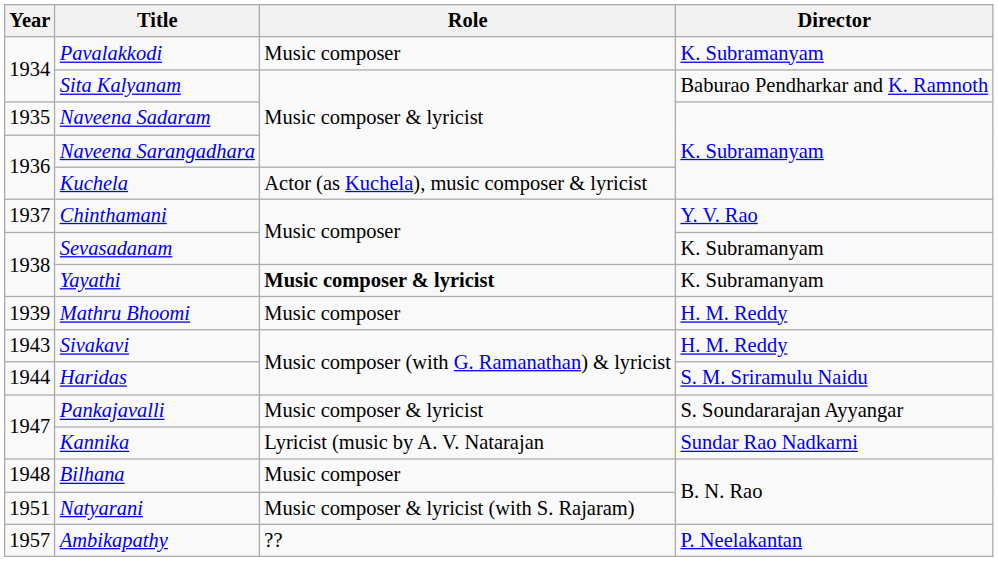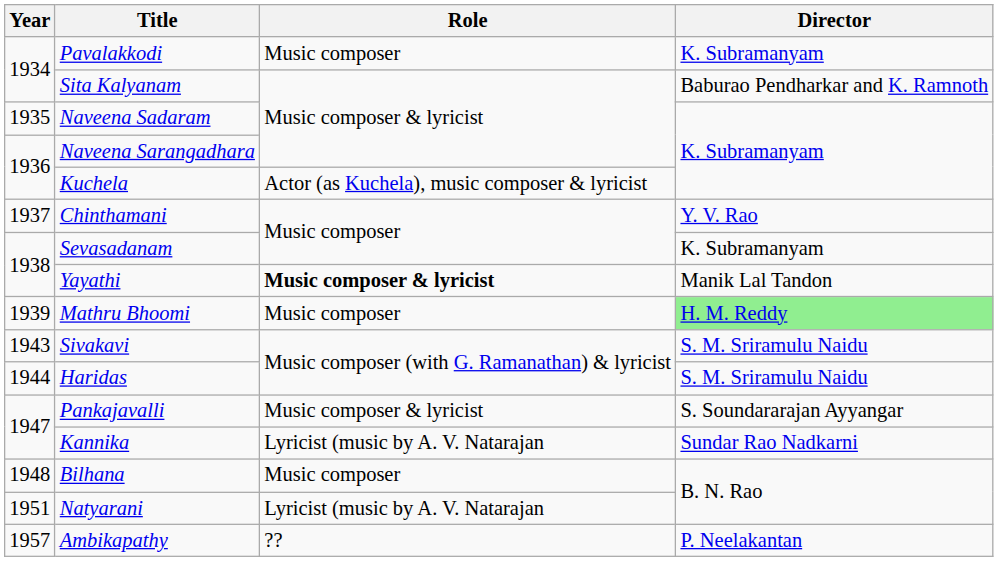(752, 280) K. Subramanyam -> (756, 280) Manik Lal Tandon
(734, 313) no background -> (734, 313) lightgreen background
(734, 345) H. M. Reddy -> (774, 345) S. M. Sriramulu Naidu
(449, 507) Music composer & lyricist (with S. Rajaram) -> (404, 507) Lyricist (music by A. V. Natarajan
